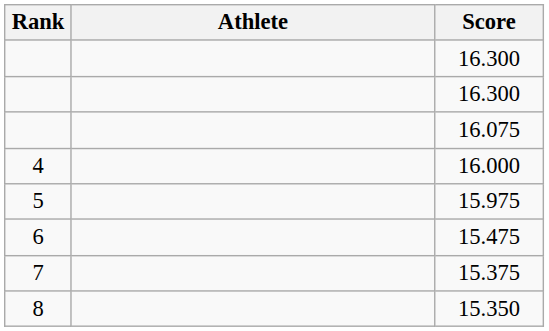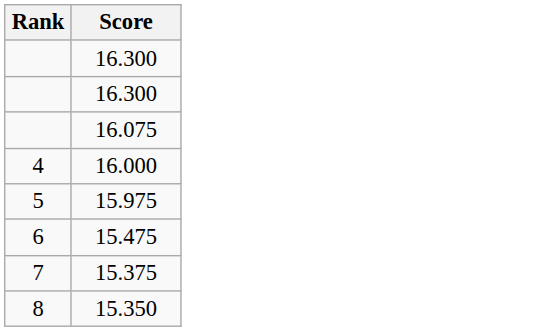- column: (253, 22)
